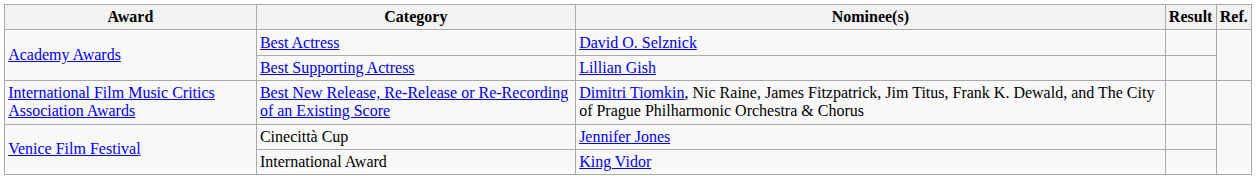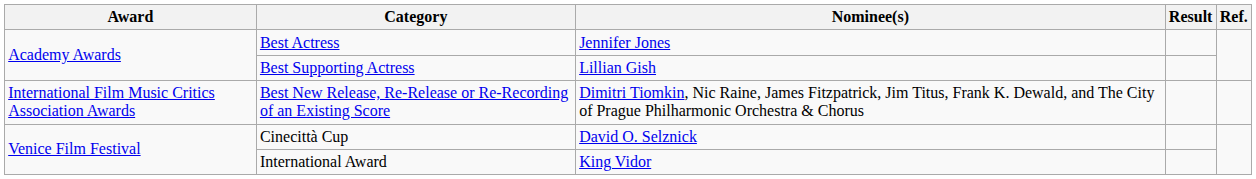(638, 42) David O. Selznick -> (625, 42) Jennifer Jones
(625, 136) Jennifer Jones -> (638, 136) David O. Selznick
